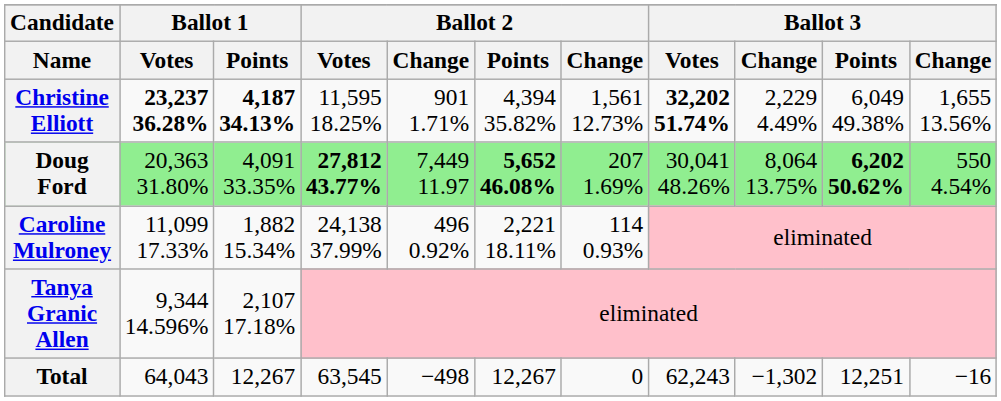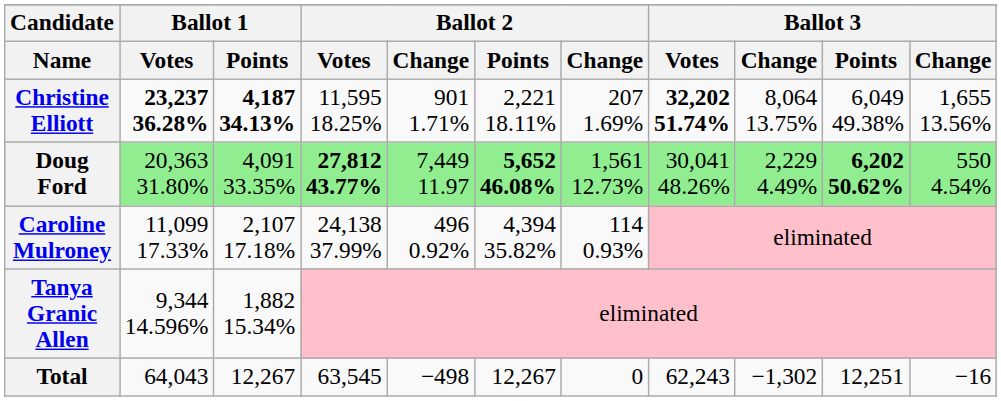(520, 110) 4,394 35.82% -> (520, 110) 2,221 18.11%
(607, 110) 1,561 12.73% -> (613, 110) 207 1.69%
(787, 110) 2,229 4.49% -> (781, 110) 8,064 13.75%
(613, 173) 207 1.69% -> (607, 173) 1,561 12.73%
(781, 173) 8,064 13.75% -> (787, 173) 2,229 4.49%
(259, 236) 1,882 15.34% -> (259, 236) 2,107 17.18%
(520, 236) 2,221 18.11% -> (520, 236) 4,394 35.82%
(259, 313) 2,107 17.18% -> (259, 313) 1,882 15.34%
